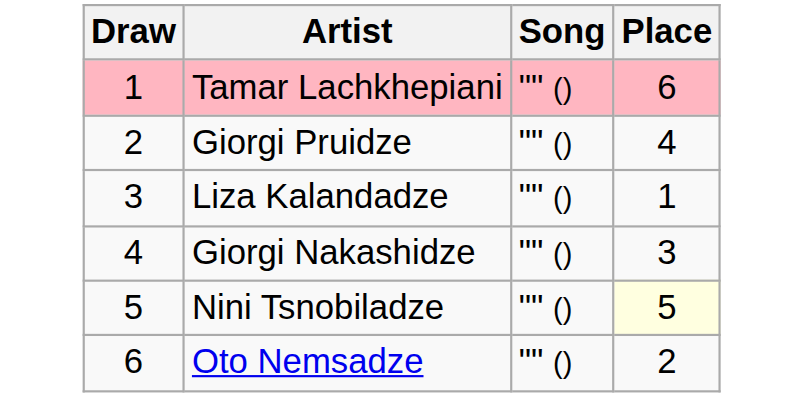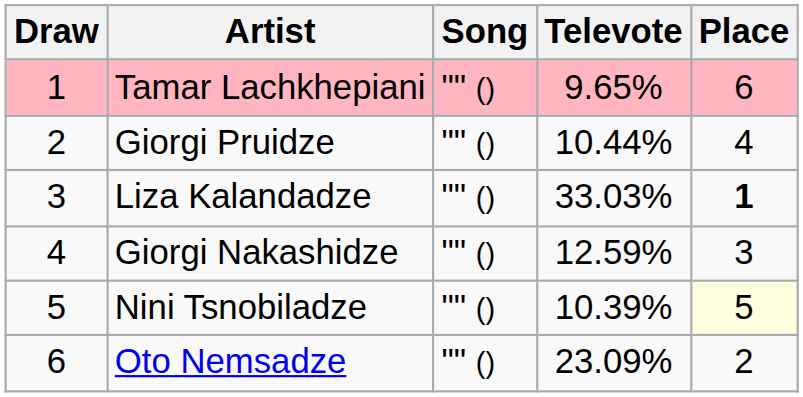+ column: (614, 32)
(667, 197) normal -> (744, 197) bold
